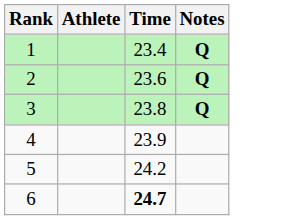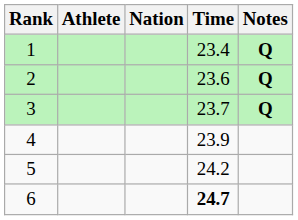+ column: (156, 19)
(150, 109) 23.8 -> (213, 109) 23.7
